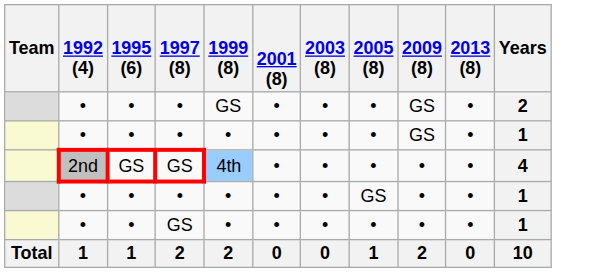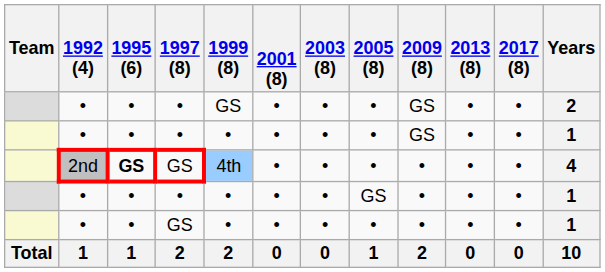+ column: (519, 58)
(131, 165) normal -> (131, 165) bold
